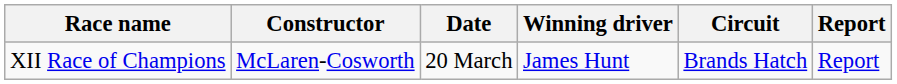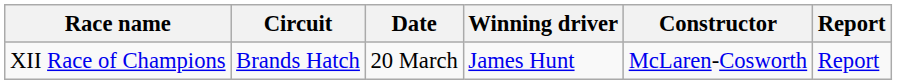columns swapped: (745, 23) <-> (325, 23)
